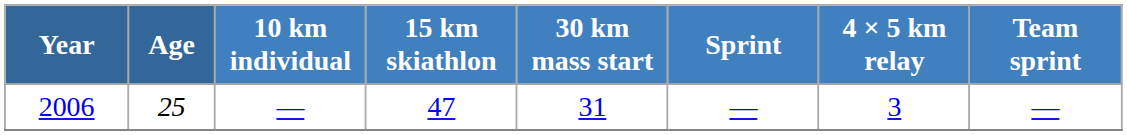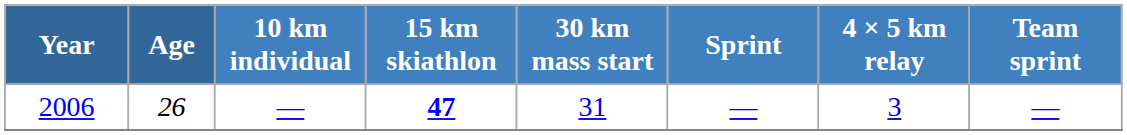(172, 106) 25 -> (172, 106) 26
(441, 106) normal -> (441, 106) bold
